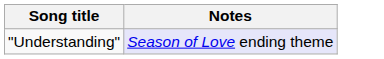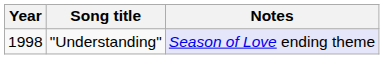+ column: (25, 16)
